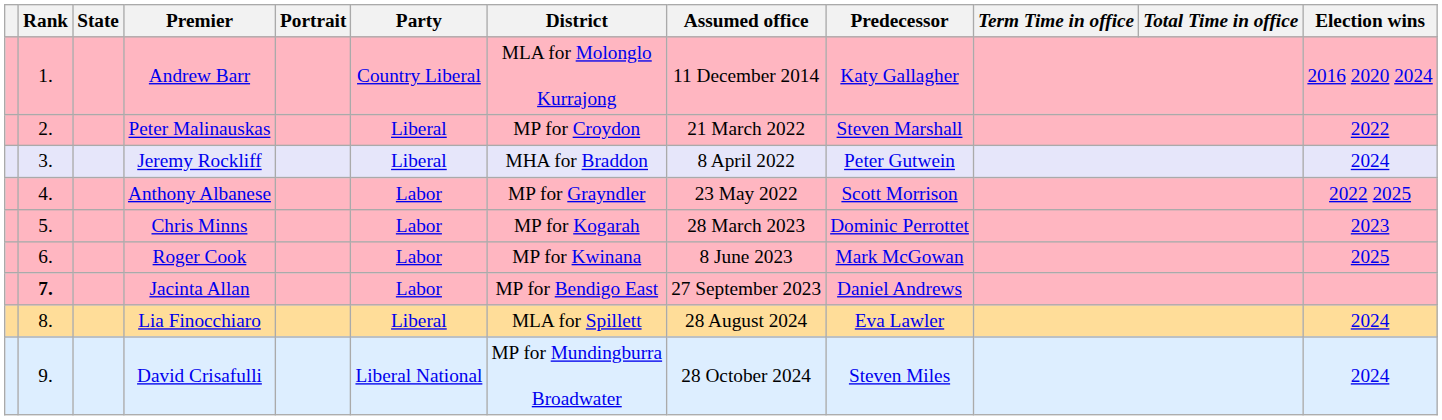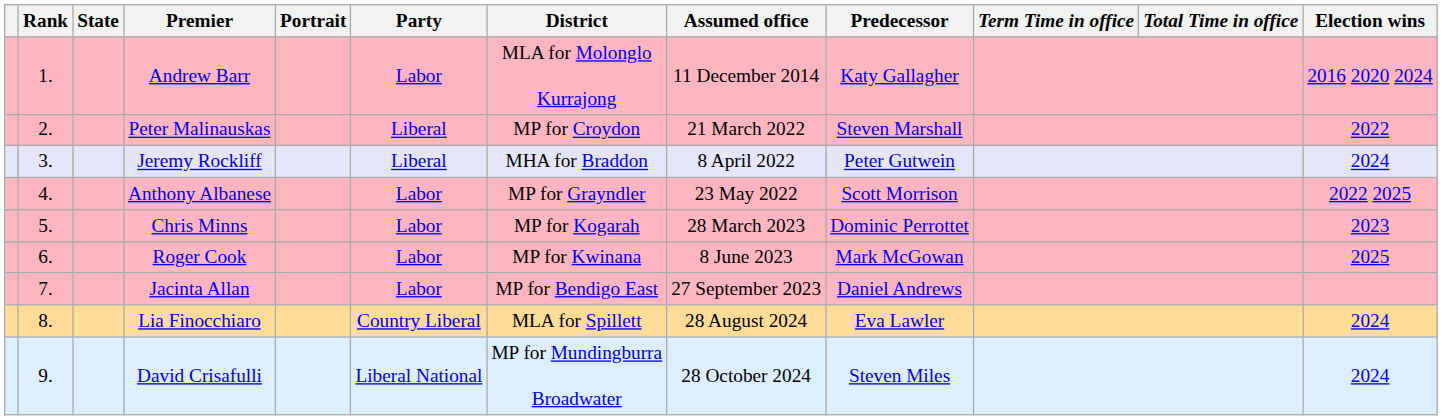(419, 75) Country Liberal -> (419, 75) Labor
(46, 289) bold -> (46, 289) normal
(419, 320) Liberal -> (419, 320) Country Liberal
